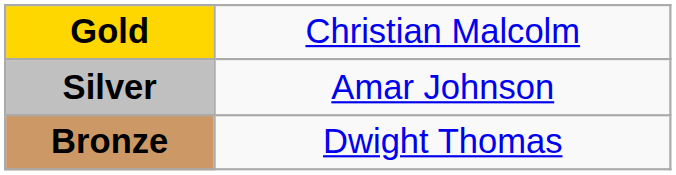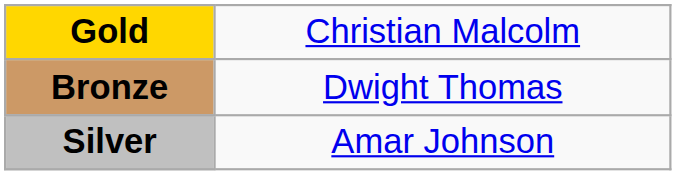rows swapped: (110, 86) <-> (110, 141)
